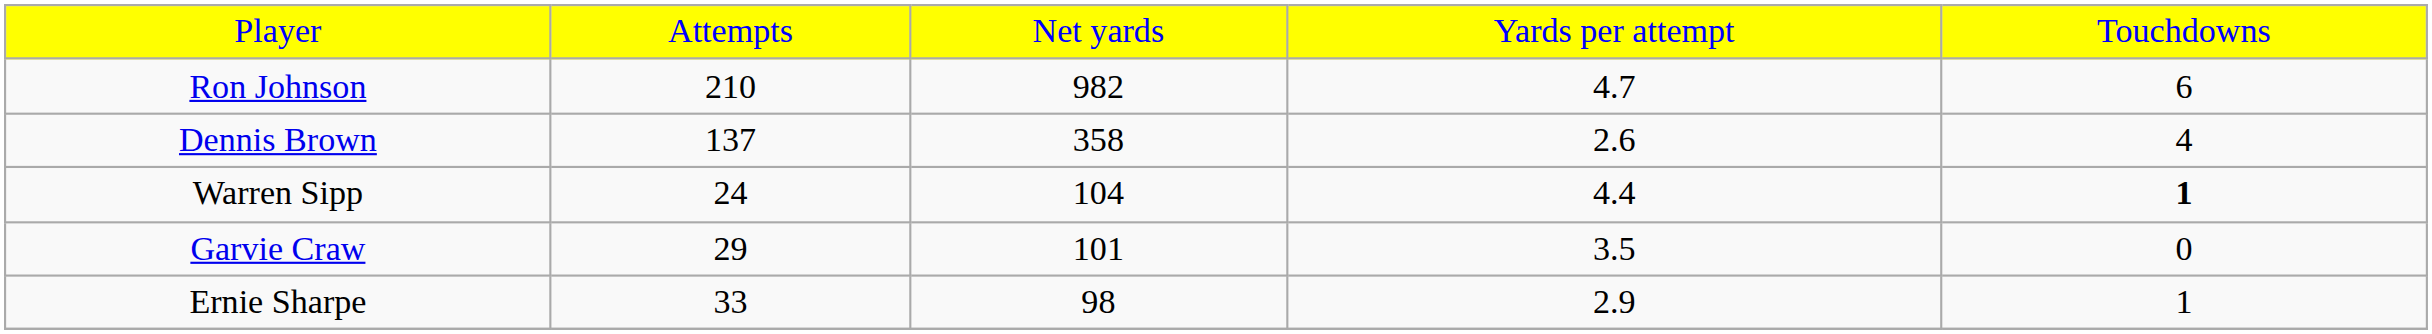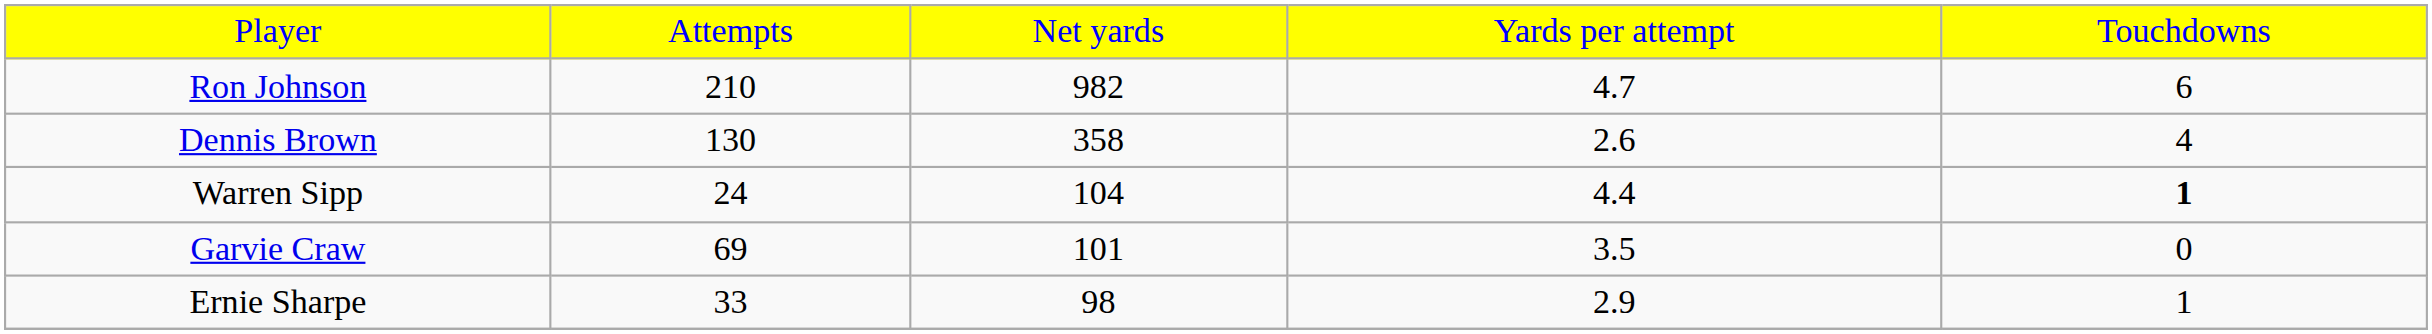(730, 139) 137 -> (730, 139) 130
(730, 247) 29 -> (730, 247) 69
